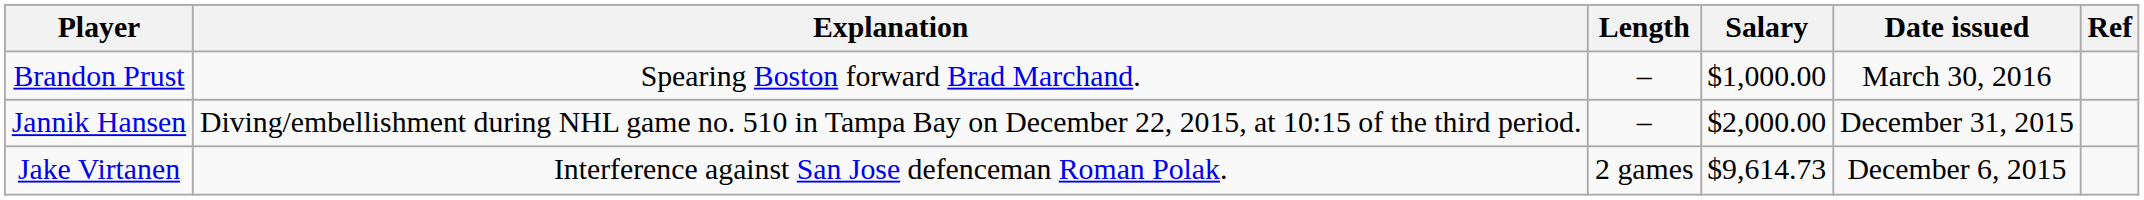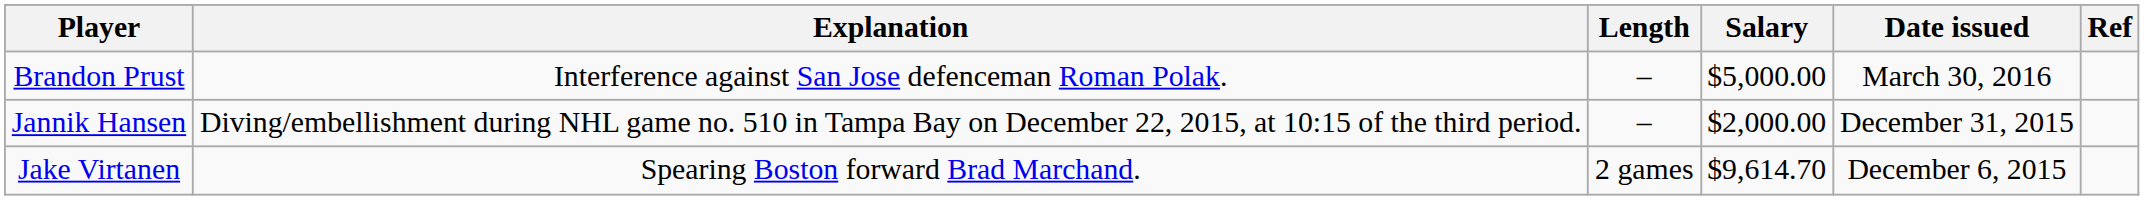(891, 75) Spearing Boston forward Brad Marchand. -> (891, 75) Interference against San Jose defenceman Roman Polak.
(1767, 75) $1,000.00 -> (1767, 75) $5,000.00
(891, 169) Interference against San Jose defenceman Roman Polak. -> (891, 169) Spearing Boston forward Brad Marchand.
(1767, 169) $9,614.73 -> (1767, 169) $9,614.70
